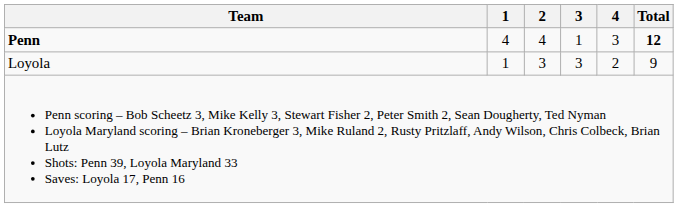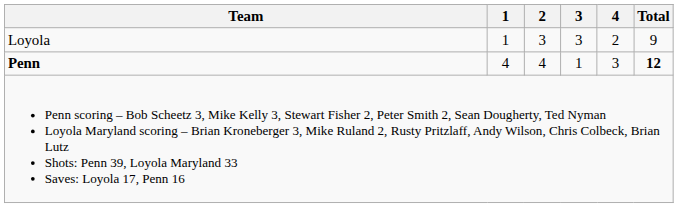rows swapped: (24, 39) <-> (29, 63)
